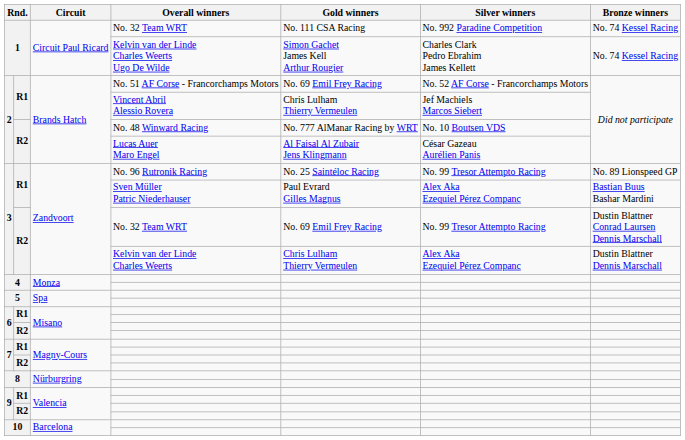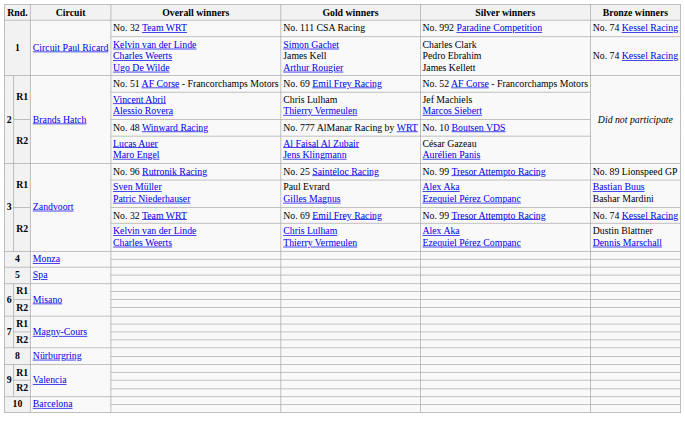(627, 226) Dustin Blattner Conrad Laursen Dennis Marschall -> (635, 215) No. 74 Kessel Racing
